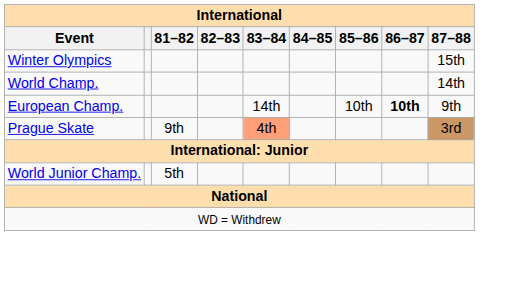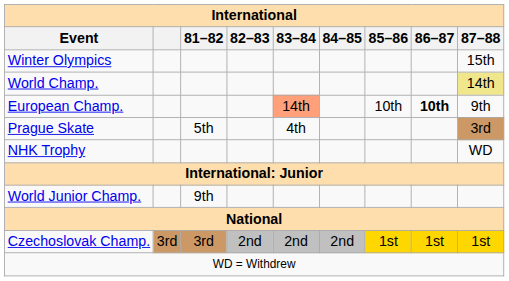(451, 83) no background -> (481, 83) khaki background
(266, 106) no background -> (296, 106) lightsalmon background
(174, 128) 9th -> (204, 128) 5th
(266, 128) lightsalmon background -> (296, 128) no background
+ row: (47, 151)
(174, 173) 5th -> (204, 196) 9th
+ row: (79, 241)
